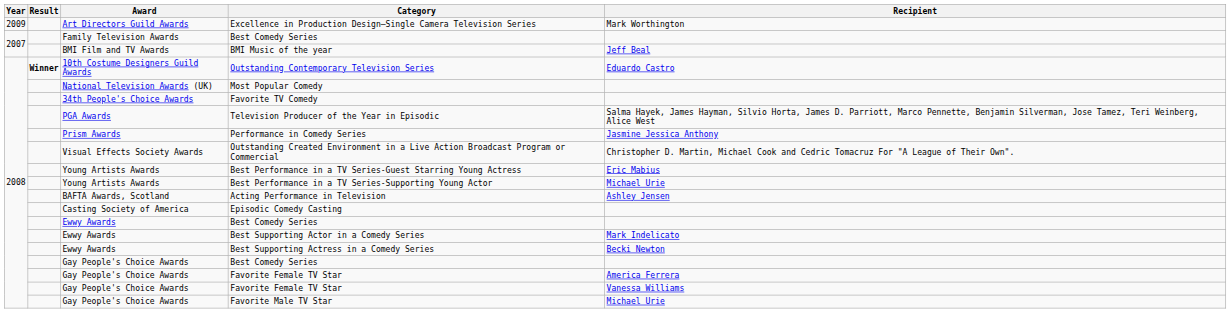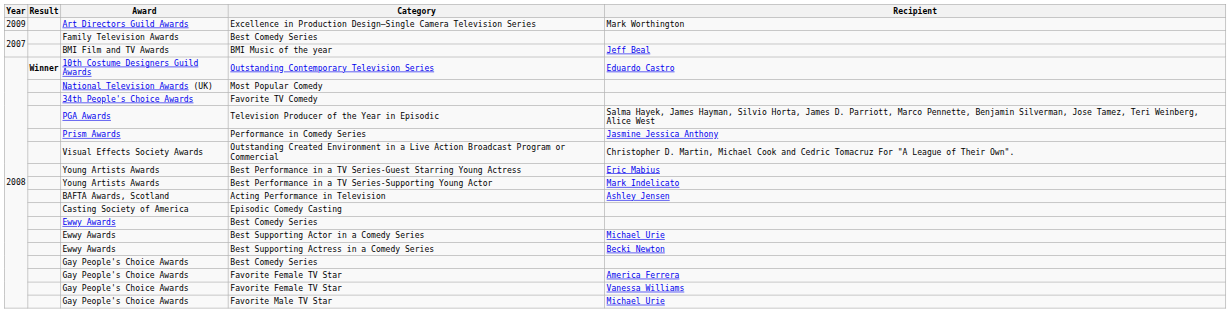(636, 183) Michael Urie -> (643, 183) Mark Indelicato
(643, 236) Mark Indelicato -> (636, 236) Michael Urie
